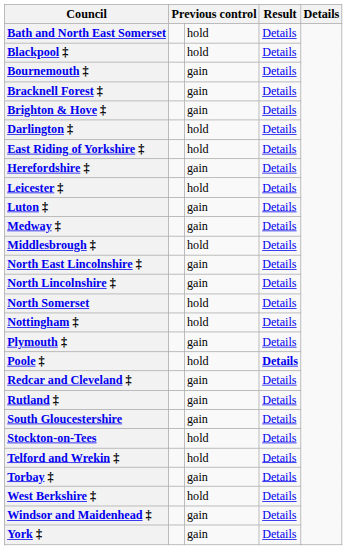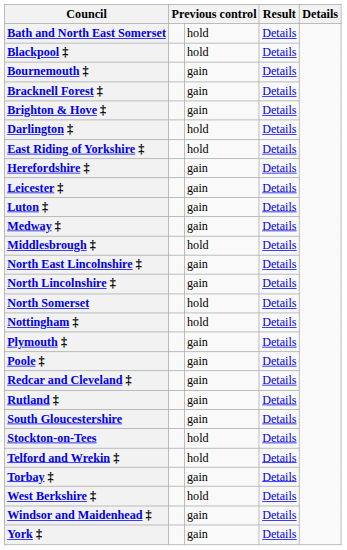(198, 187) hold -> (197, 187) gain
(198, 361) hold -> (197, 361) gain
(280, 361) bold -> (279, 361) normal
